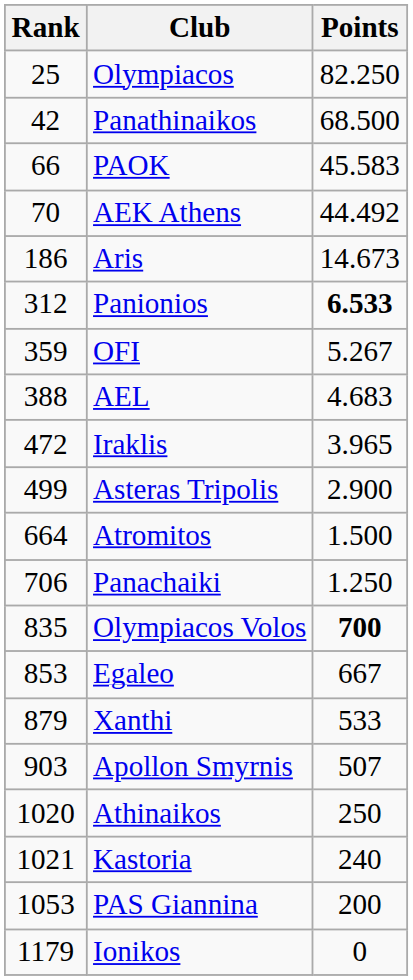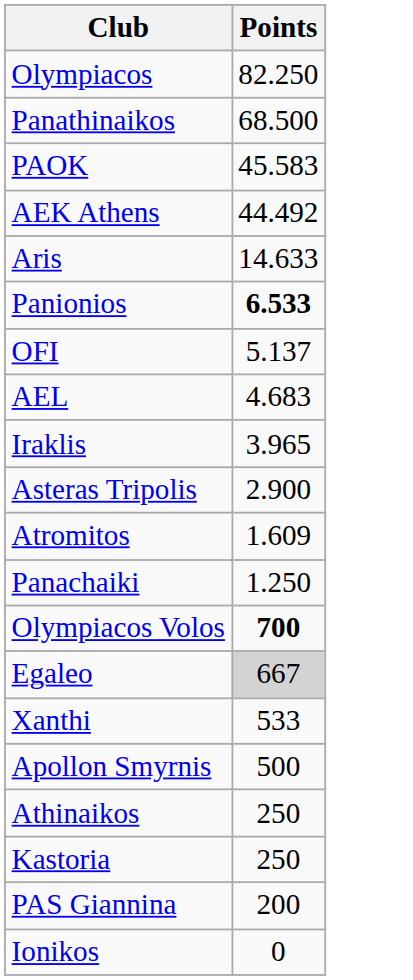- column: (46, 27)
(360, 258) 14.673 -> (278, 258) 14.633
(360, 350) 5.267 -> (278, 350) 5.137
(360, 535) 1.500 -> (278, 535) 1.609
(360, 674) no background -> (278, 674) lightgrey background
(360, 766) 507 -> (278, 766) 500
(360, 858) 240 -> (278, 858) 250
